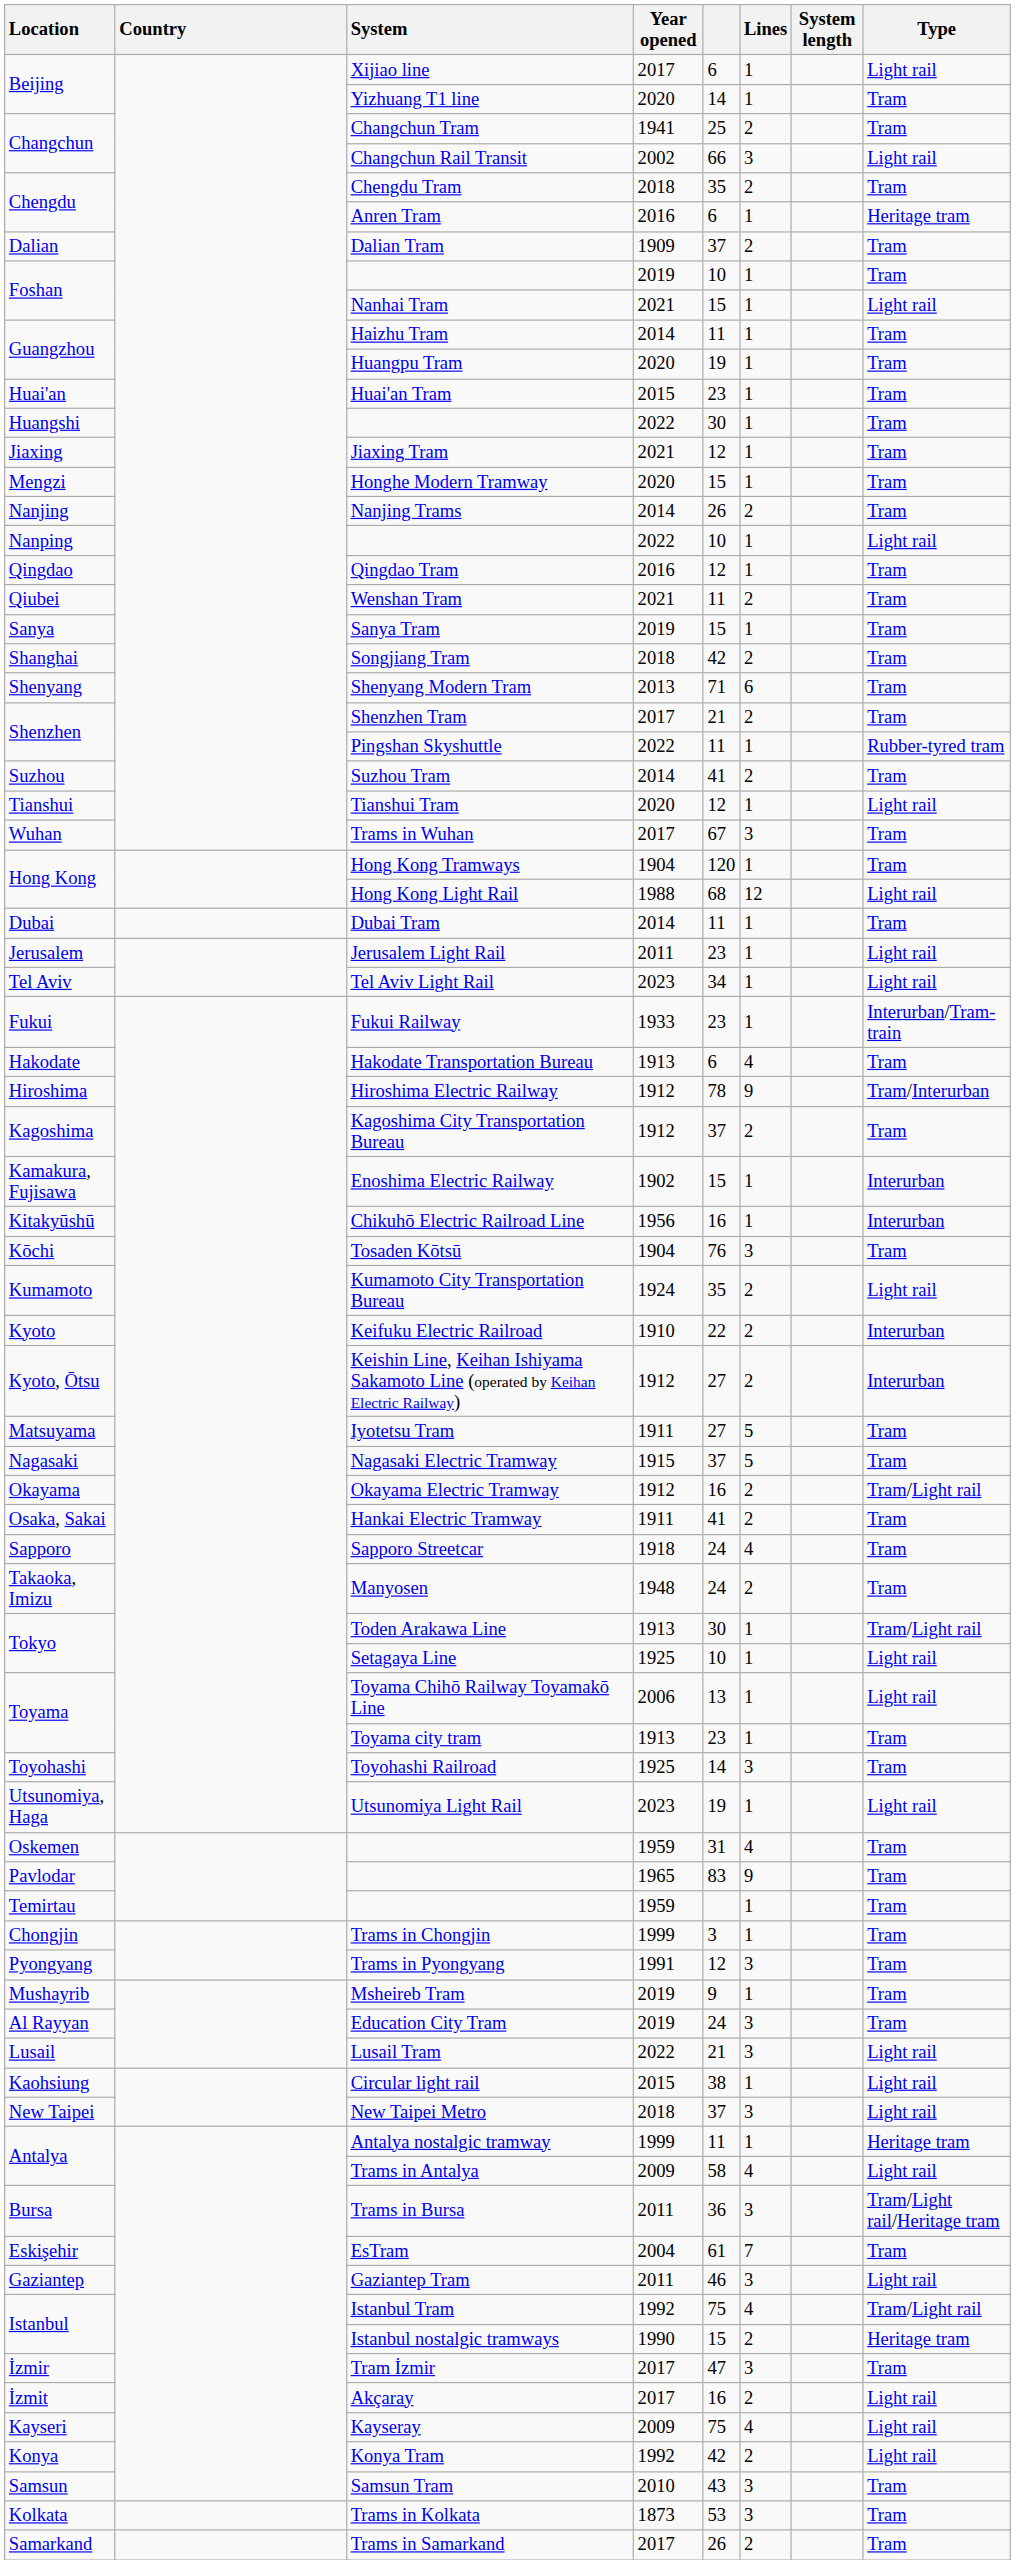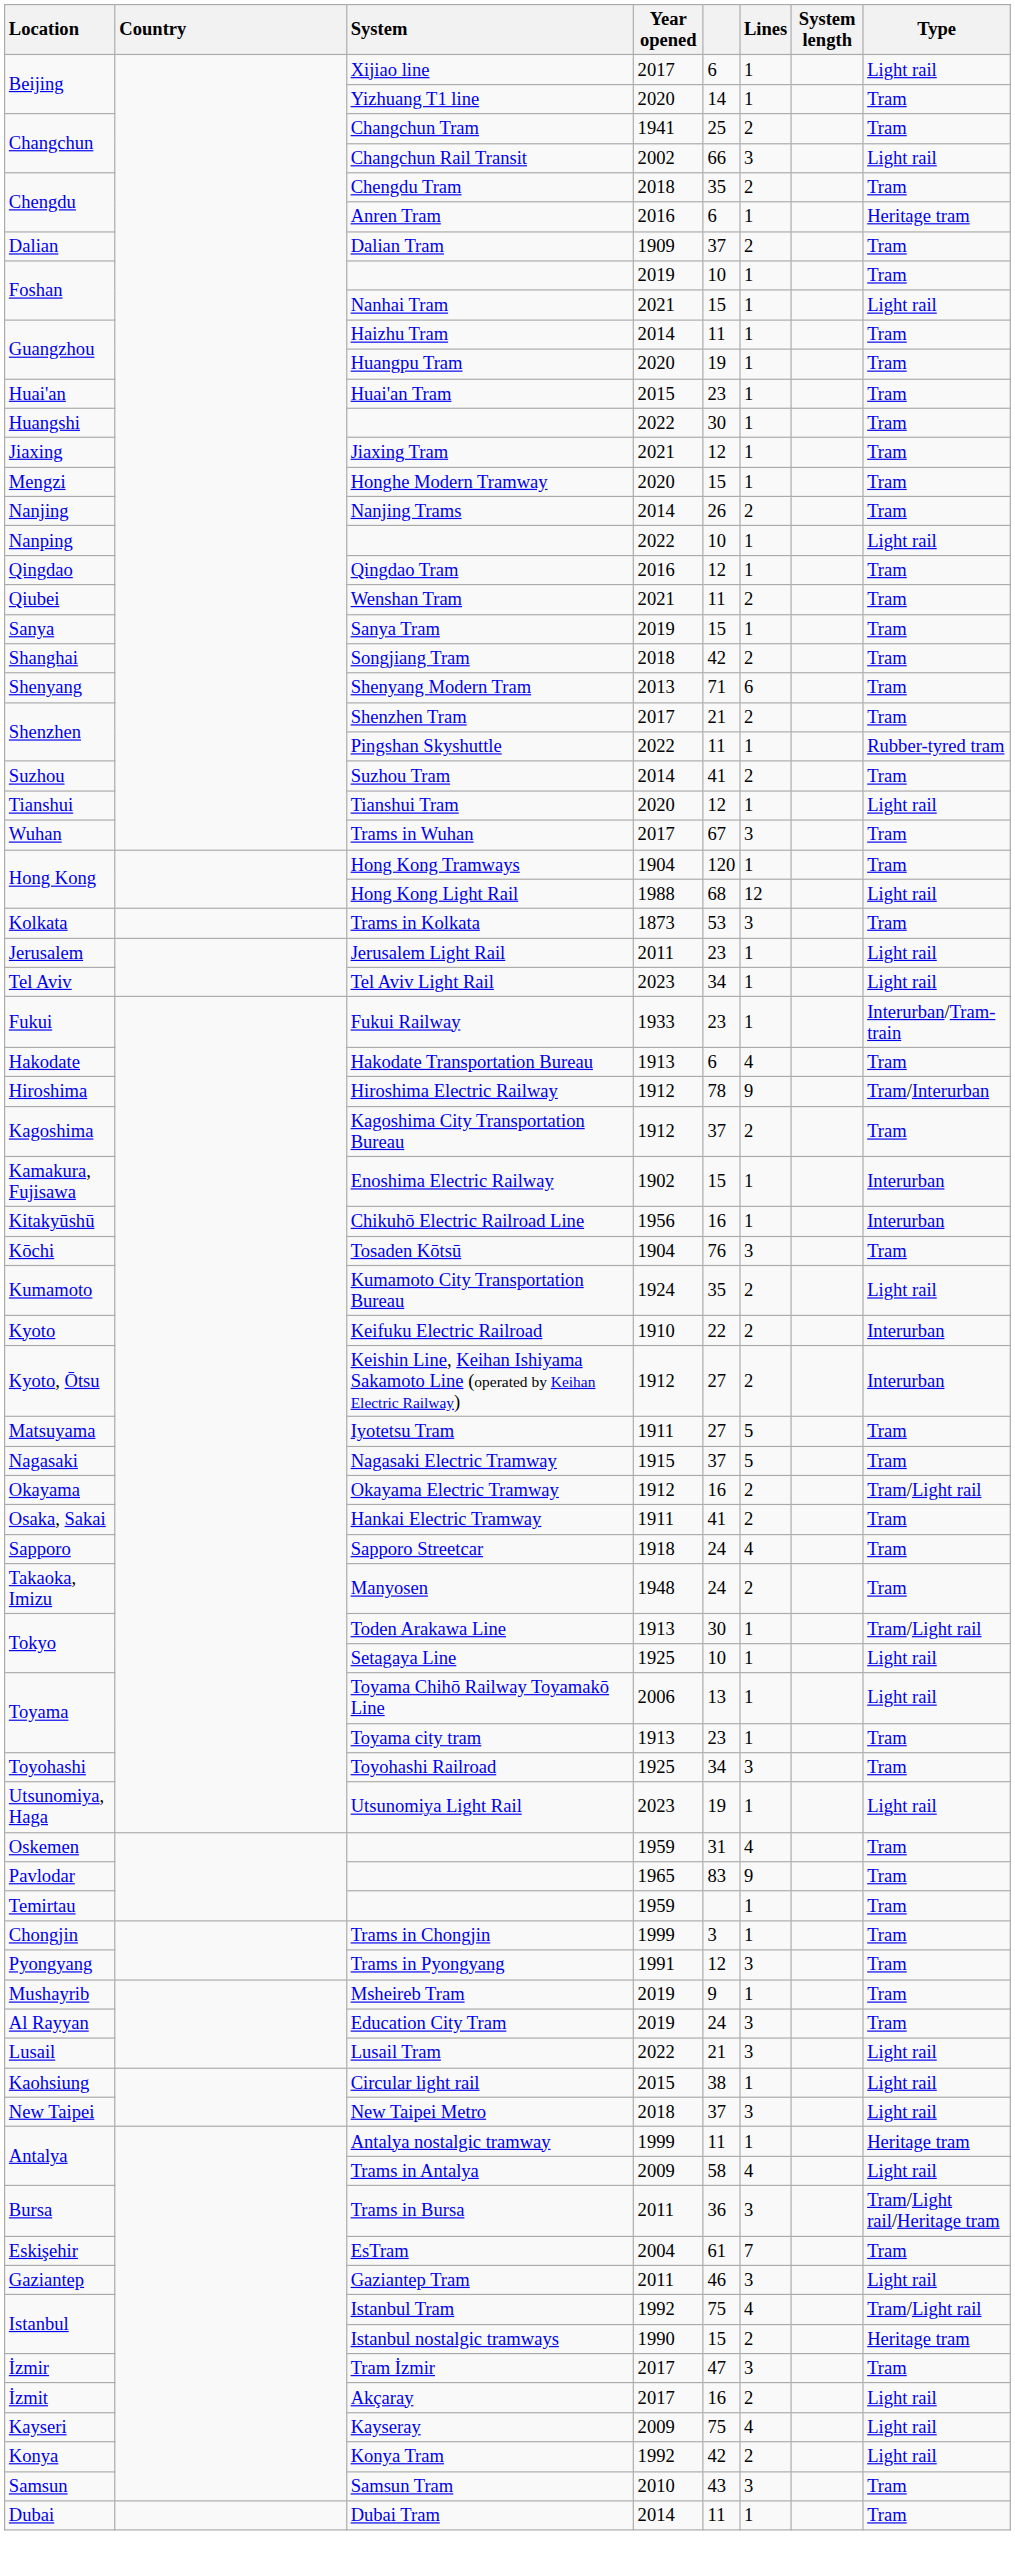rows swapped: (38, 2515) <-> (32, 923)
(717, 1767) 14 -> (717, 1767) 34
- row: (51, 2544)
